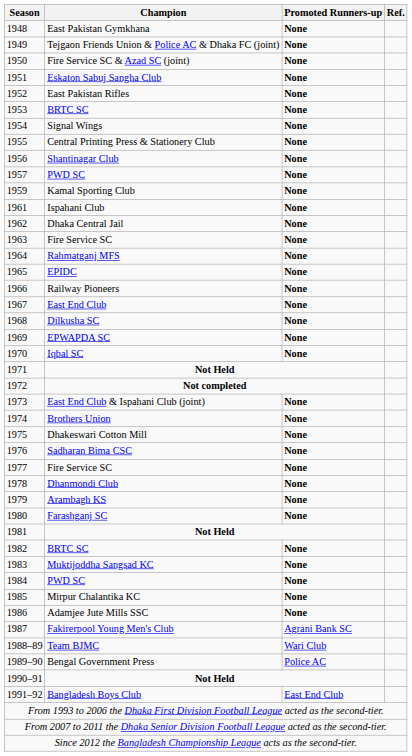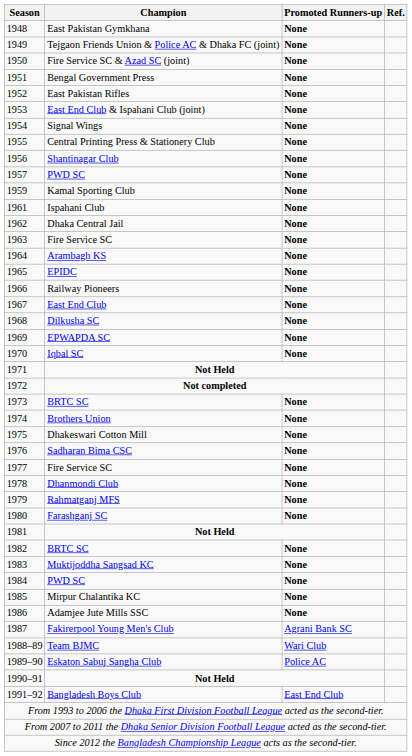(104, 77) Eskaton Sabuj Sangha Club -> (101, 77) Bengal Government Press
(68, 110) BRTC SC -> (126, 110) East End Club & Ispahani Club (joint)
(84, 256) Rahmatganj MFS -> (77, 256) Arambagh KS
(126, 402) East End Club & Ispahani Club (joint) -> (68, 402) BRTC SC
(77, 499) Arambagh KS -> (84, 499) Rahmatganj MFS
(101, 662) Bengal Government Press -> (104, 662) Eskaton Sabuj Sangha Club
